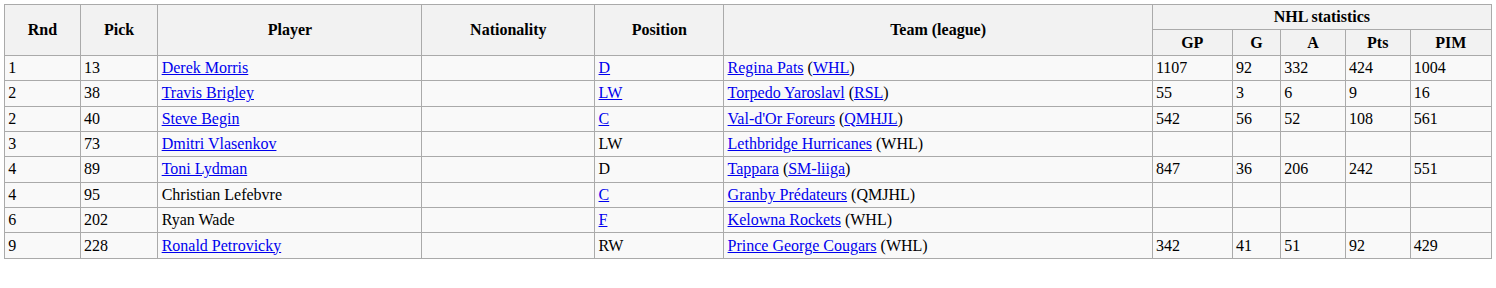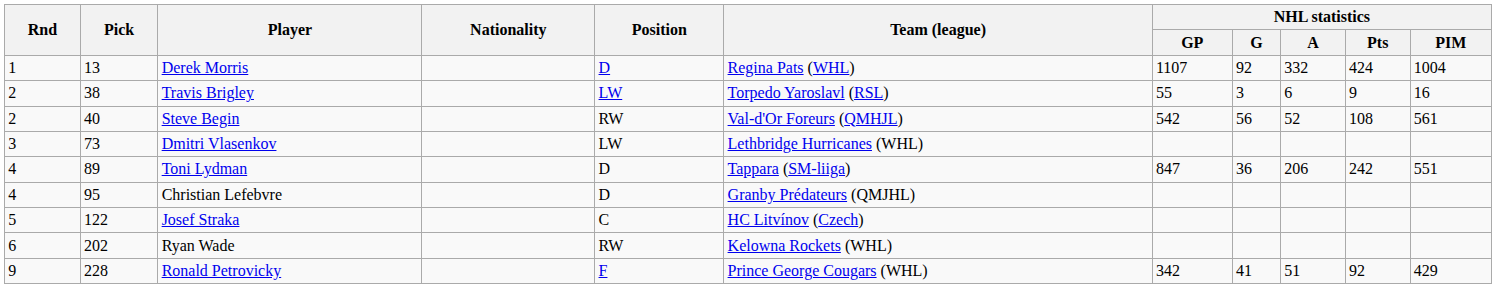(604, 118) C -> (611, 118) RW
(604, 194) C -> (604, 194) D
+ row: (201, 220)
(603, 220) F -> (611, 245) RW
(611, 245) RW -> (603, 270) F
